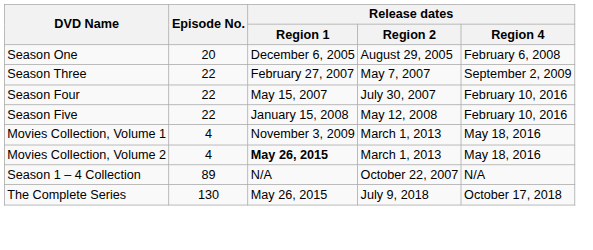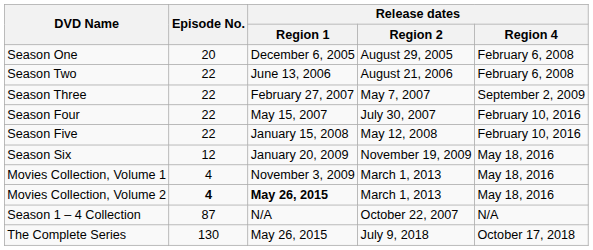+ row: (42, 74)
+ row: (39, 154)
(208, 154) normal -> (208, 194) bold
(208, 174) 89 -> (208, 214) 87
